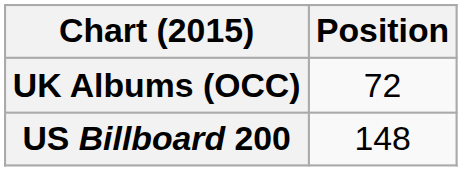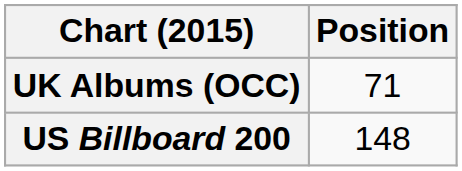(383, 84) 72 -> (383, 84) 71
